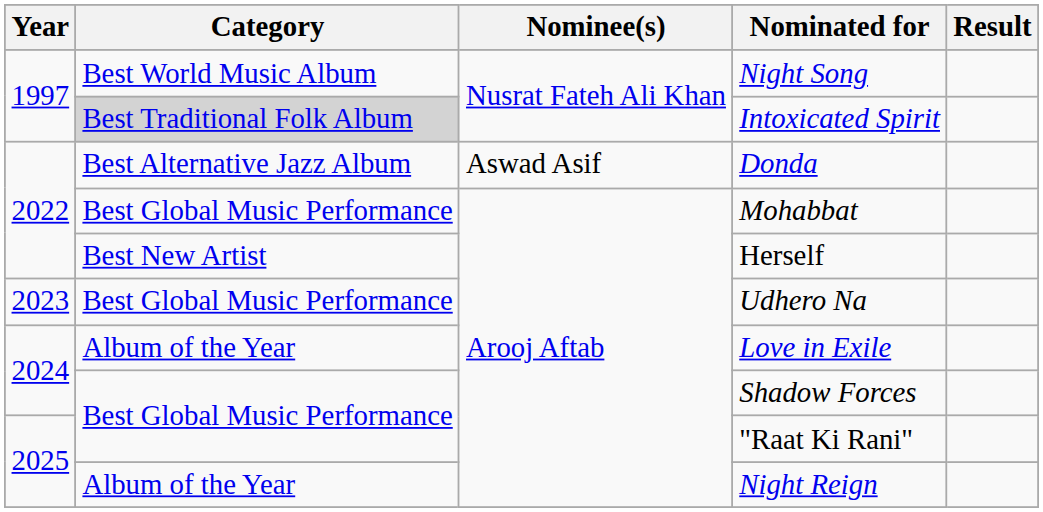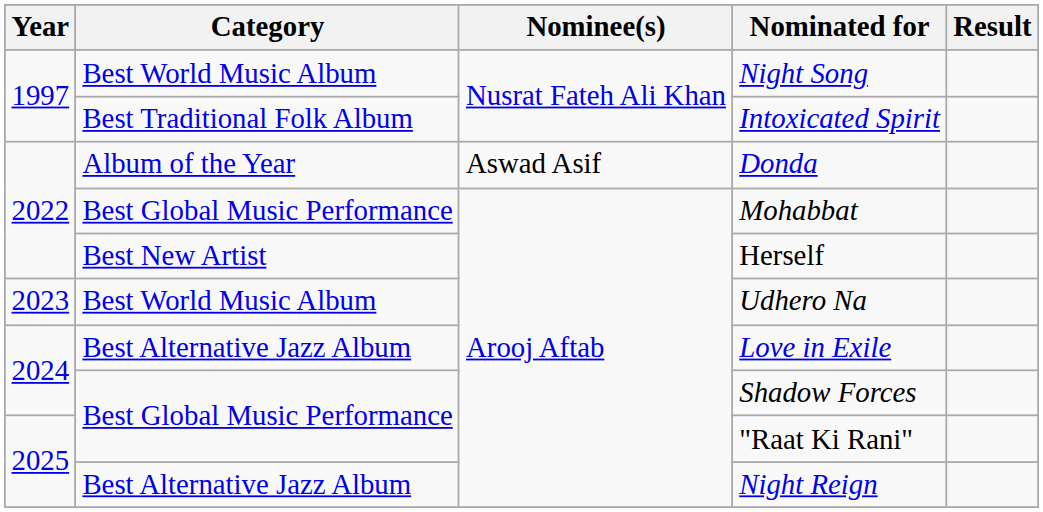(248, 118) lightgrey background -> (248, 118) no background
(247, 164) Best Alternative Jazz Album -> (189, 164) Album of the Year
(268, 301) Best Global Music Performance -> (229, 301) Best World Music Album
(189, 347) Album of the Year -> (247, 347) Best Alternative Jazz Album
(189, 484) Album of the Year -> (247, 484) Best Alternative Jazz Album
